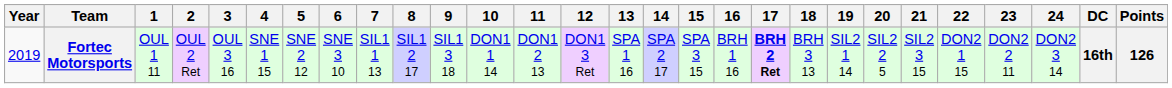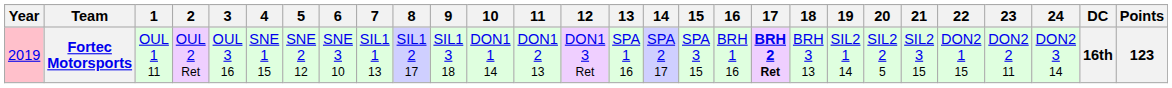(24, 55) no background -> (24, 55) pink background
(1142, 55) 126 -> (1142, 55) 123
